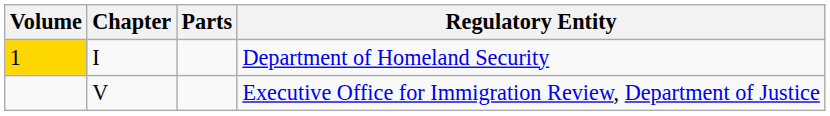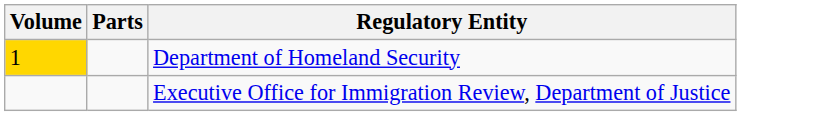- column: (132, 22)
